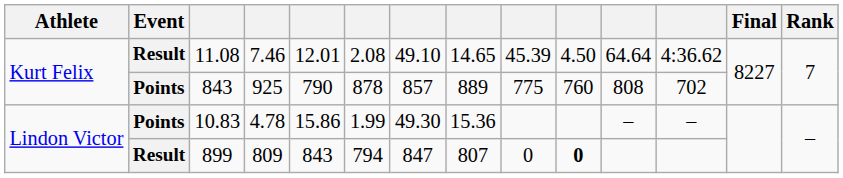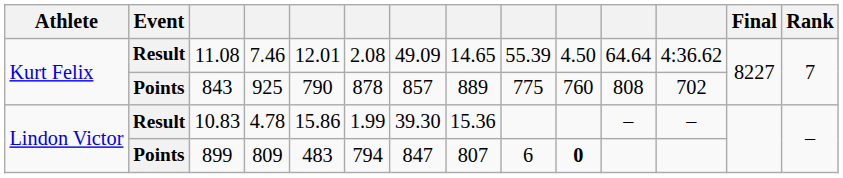(418, 55) 49.10 -> (418, 55) 49.09
(528, 55) 45.39 -> (528, 55) 55.39
(159, 122) Points -> (159, 122) Result
(418, 122) 49.30 -> (418, 122) 39.30
(159, 155) Result -> (159, 155) Points
(318, 155) 843 -> (318, 155) 483
(528, 155) 0 -> (528, 155) 6
